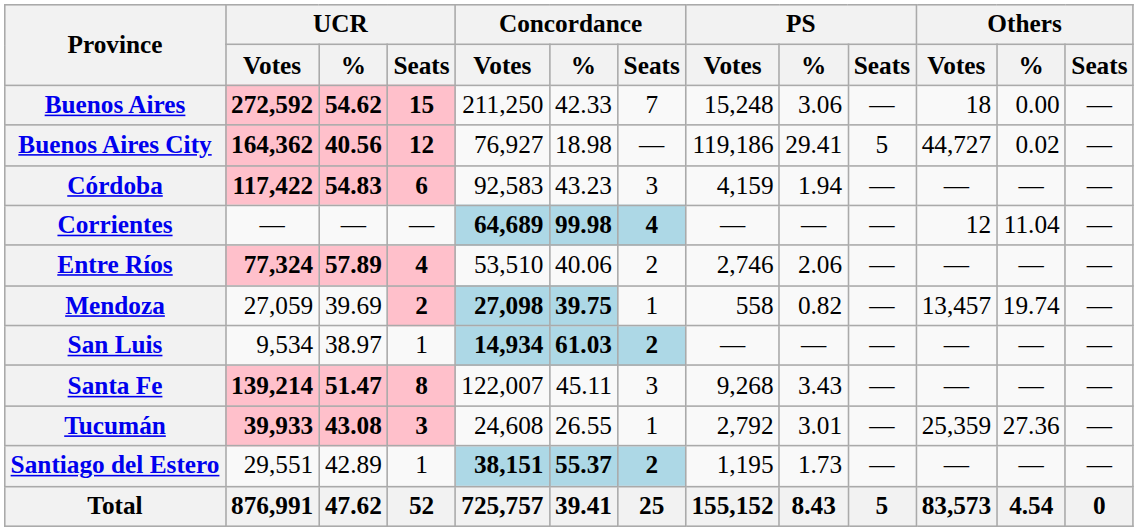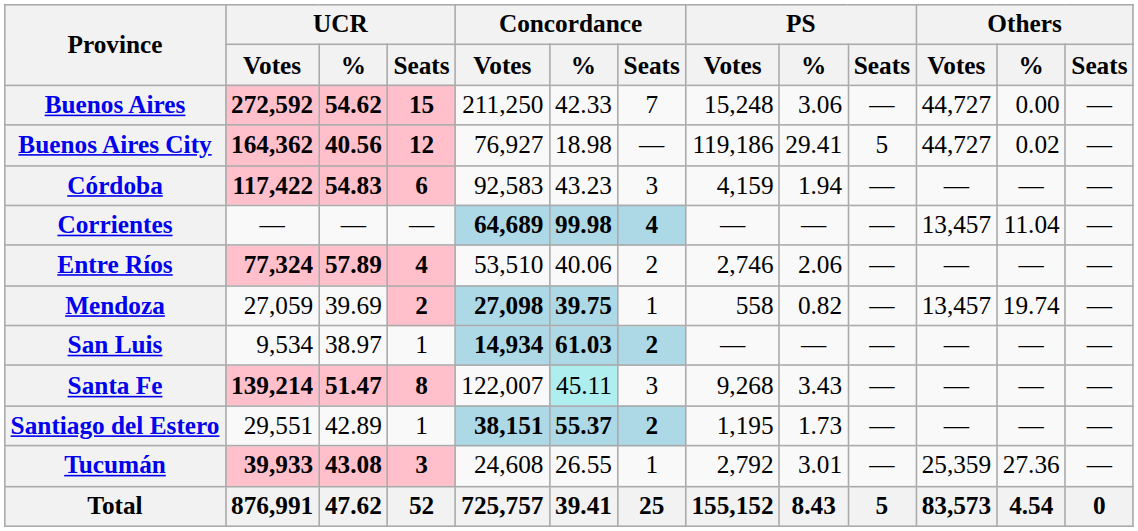(979, 104) 18 -> (956, 104) 44,727
(979, 225) 12 -> (956, 225) 13,457
(584, 385) no background -> (584, 385) paleturquoise background
rows swapped: (115, 465) <-> (115, 425)
